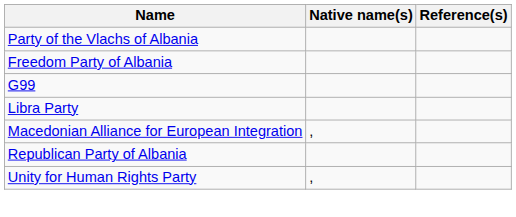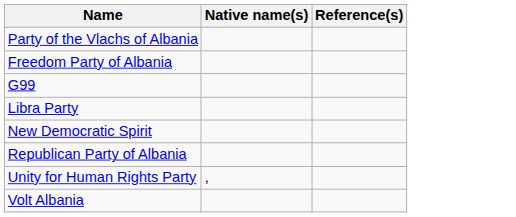- row: (155, 131)
+ row: (80, 131)
+ row: (46, 200)
